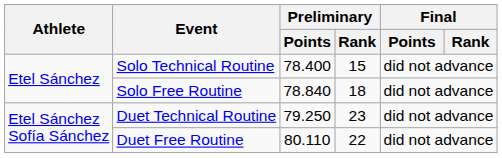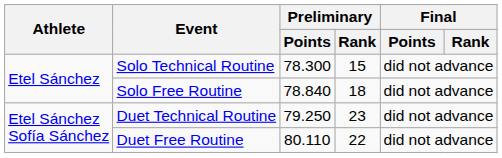(307, 66) 78.400 -> (307, 66) 78.300
